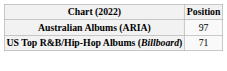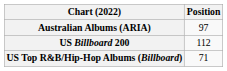+ row: (94, 43)
